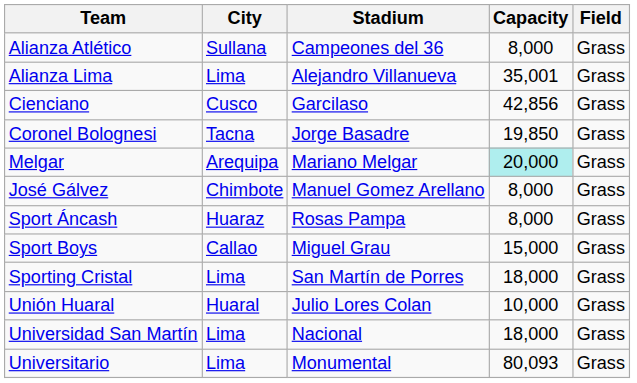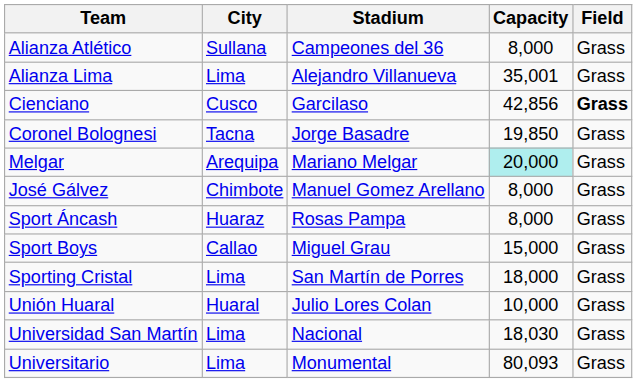(601, 104) normal -> (602, 104) bold
(531, 334) 18,000 -> (531, 334) 18,030
